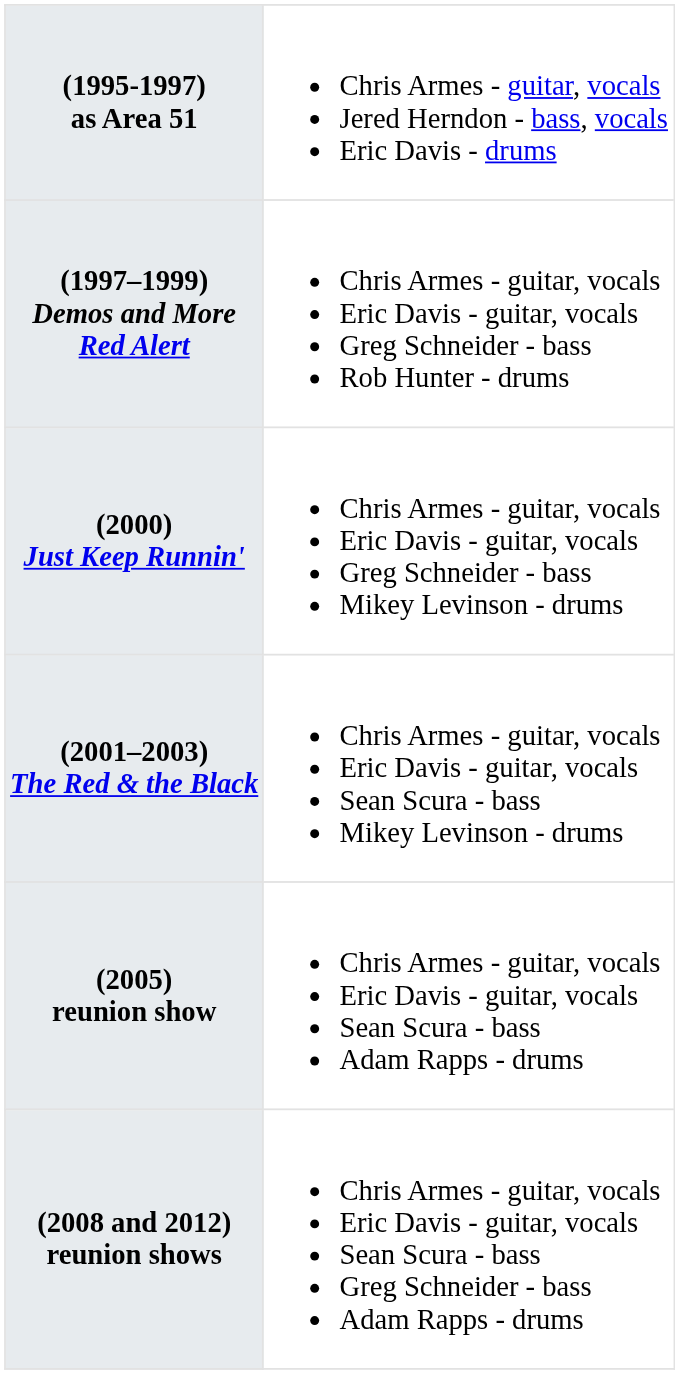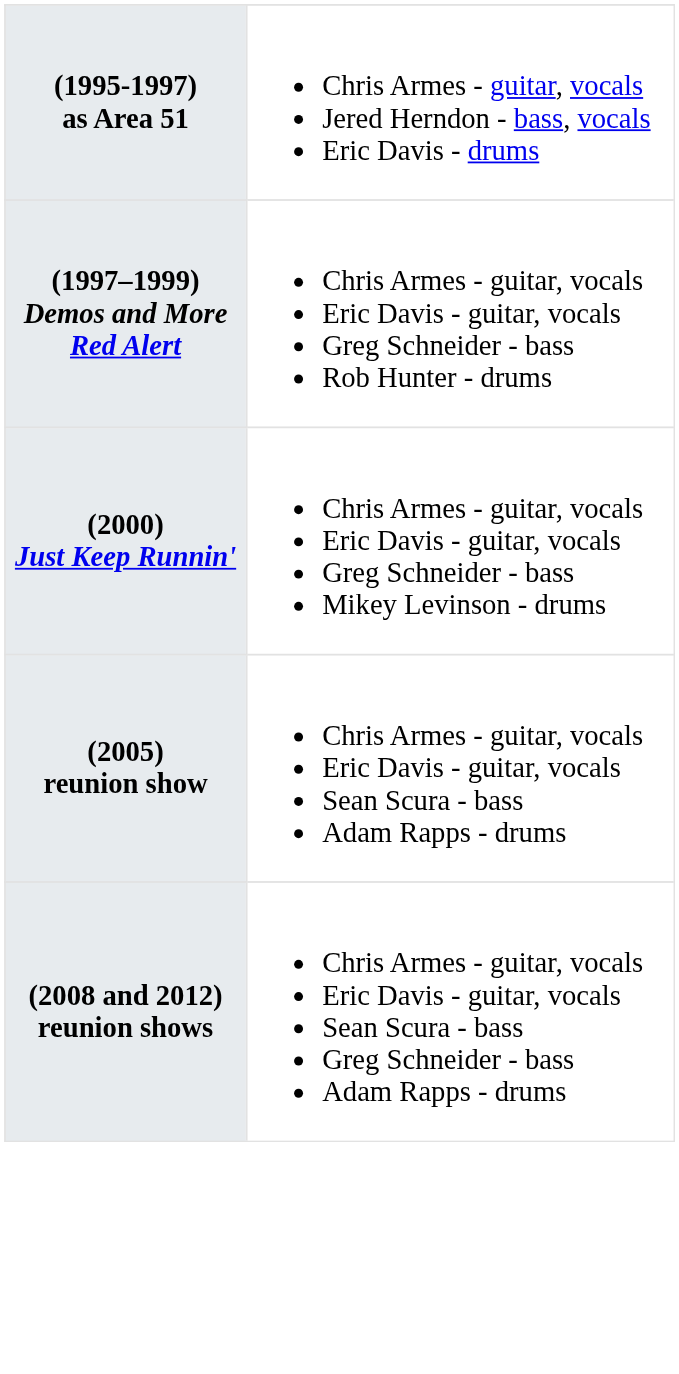- row: (134, 767)
